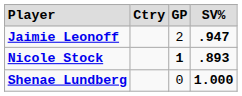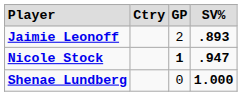(214, 37) .947 -> (214, 37) .893
(214, 59) .893 -> (214, 59) .947
